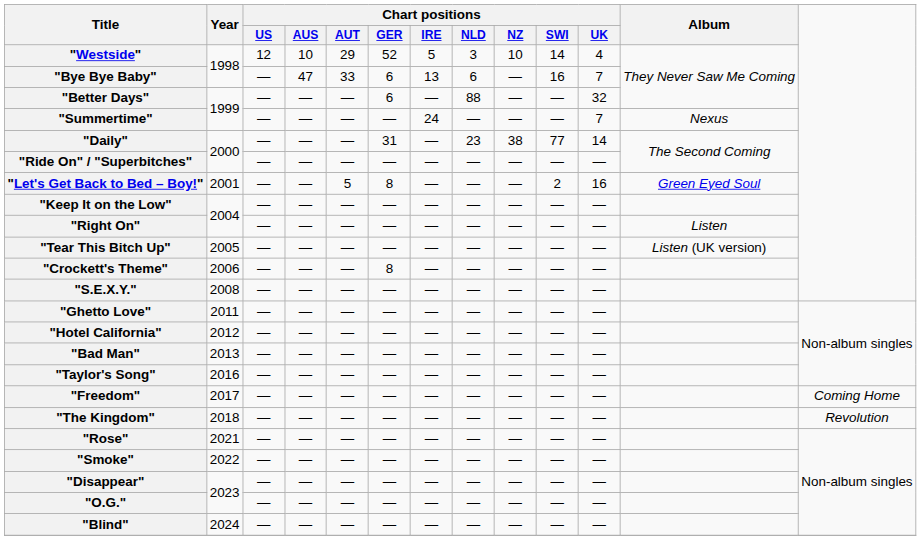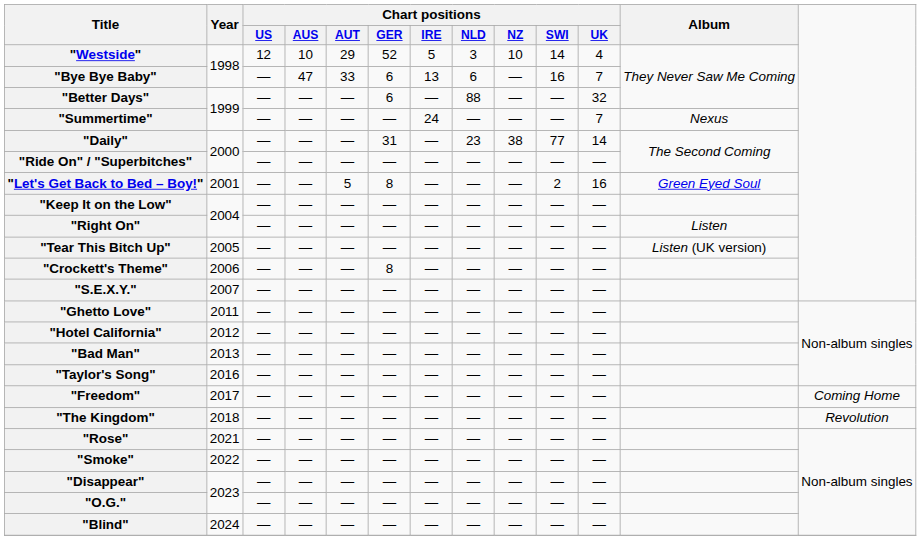(225, 290) 2008 -> (225, 290) 2007
